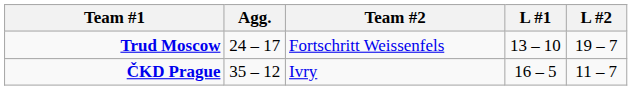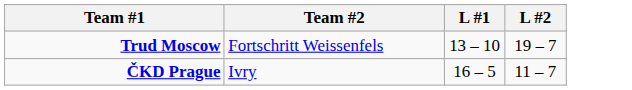- column: (255, 17)
